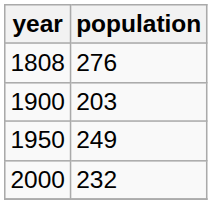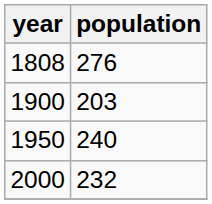(97, 140) 249 -> (97, 140) 240
